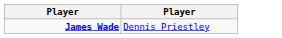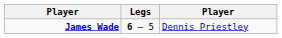+ column: (140, 12)
